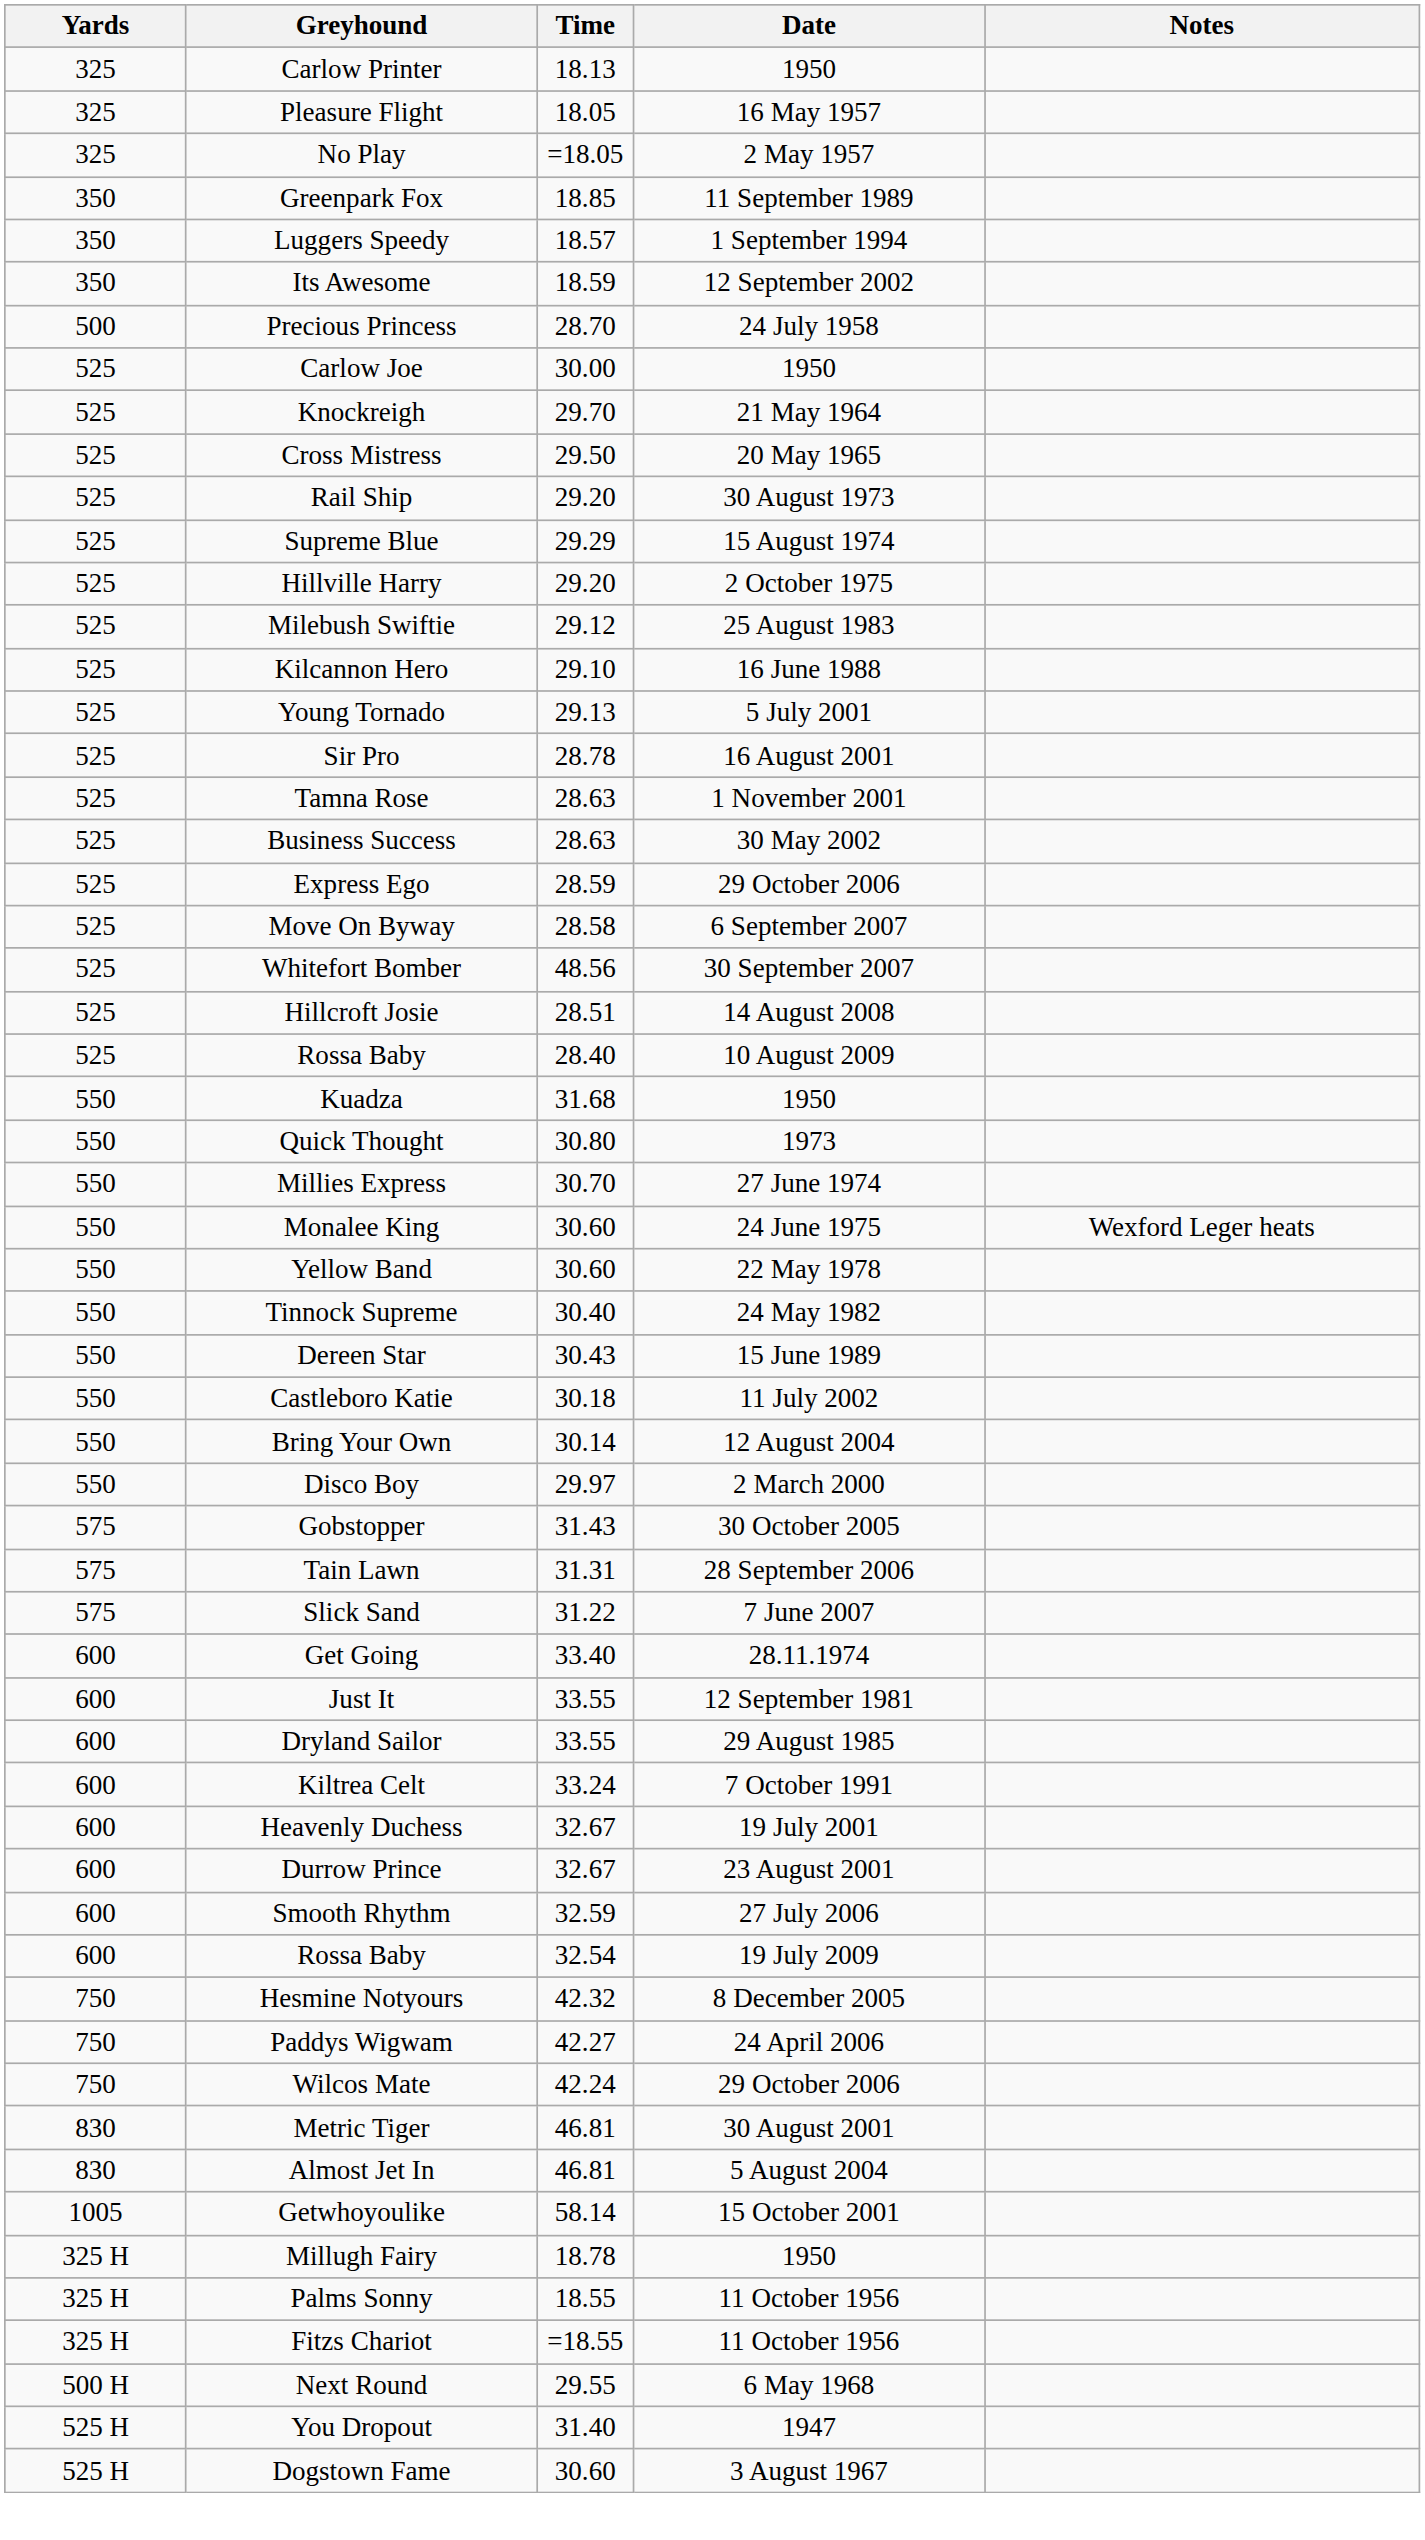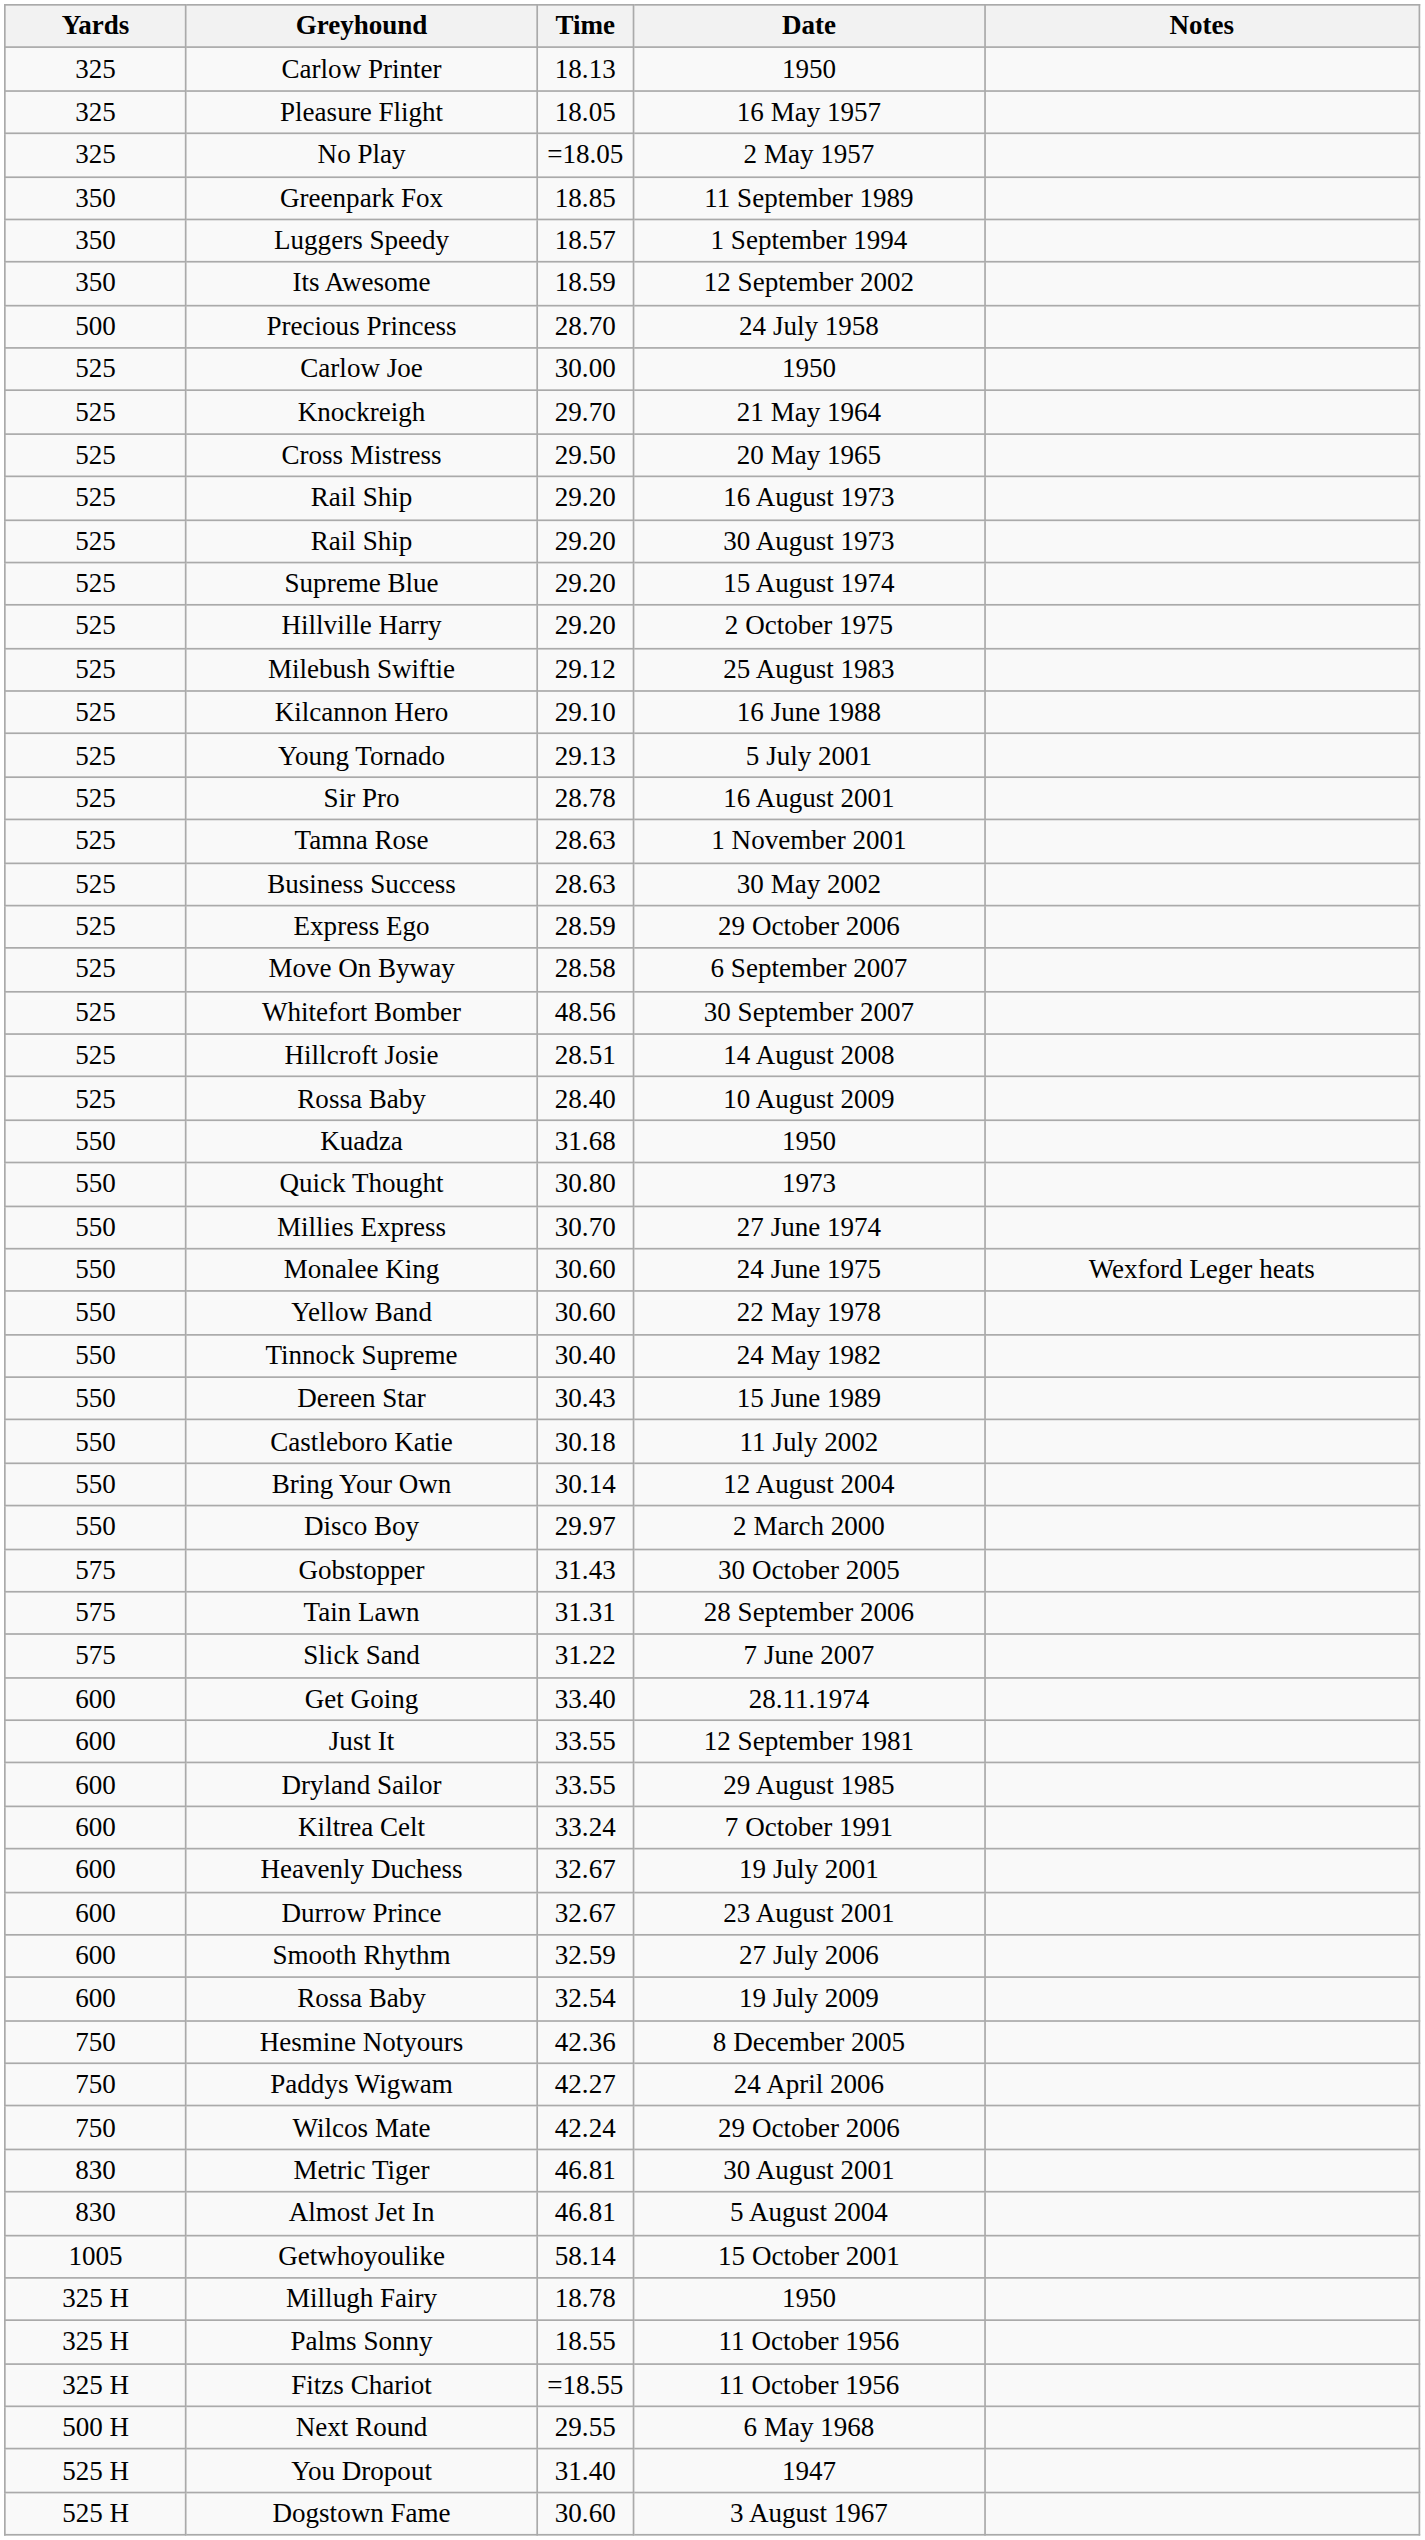+ row: (362, 497)
(585, 540) 29.29 -> (585, 583) 29.20
(585, 1998) 42.32 -> (585, 2041) 42.36
